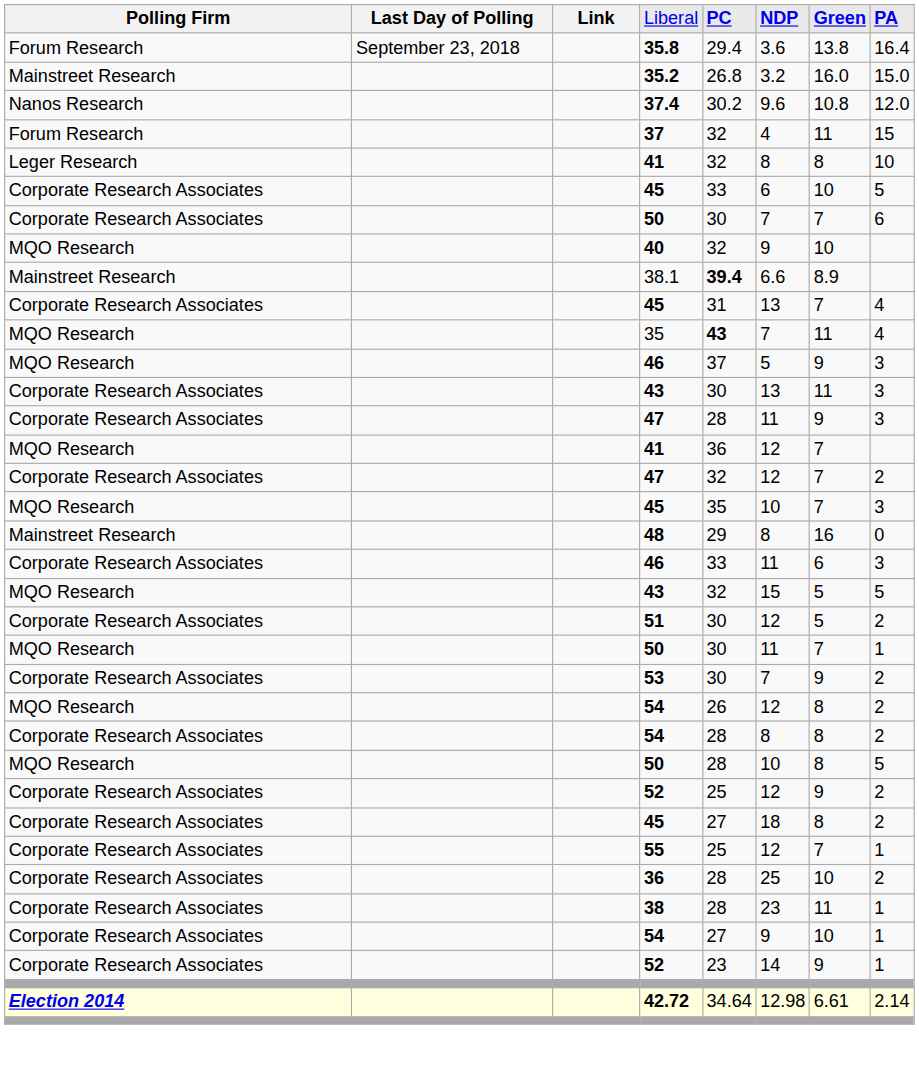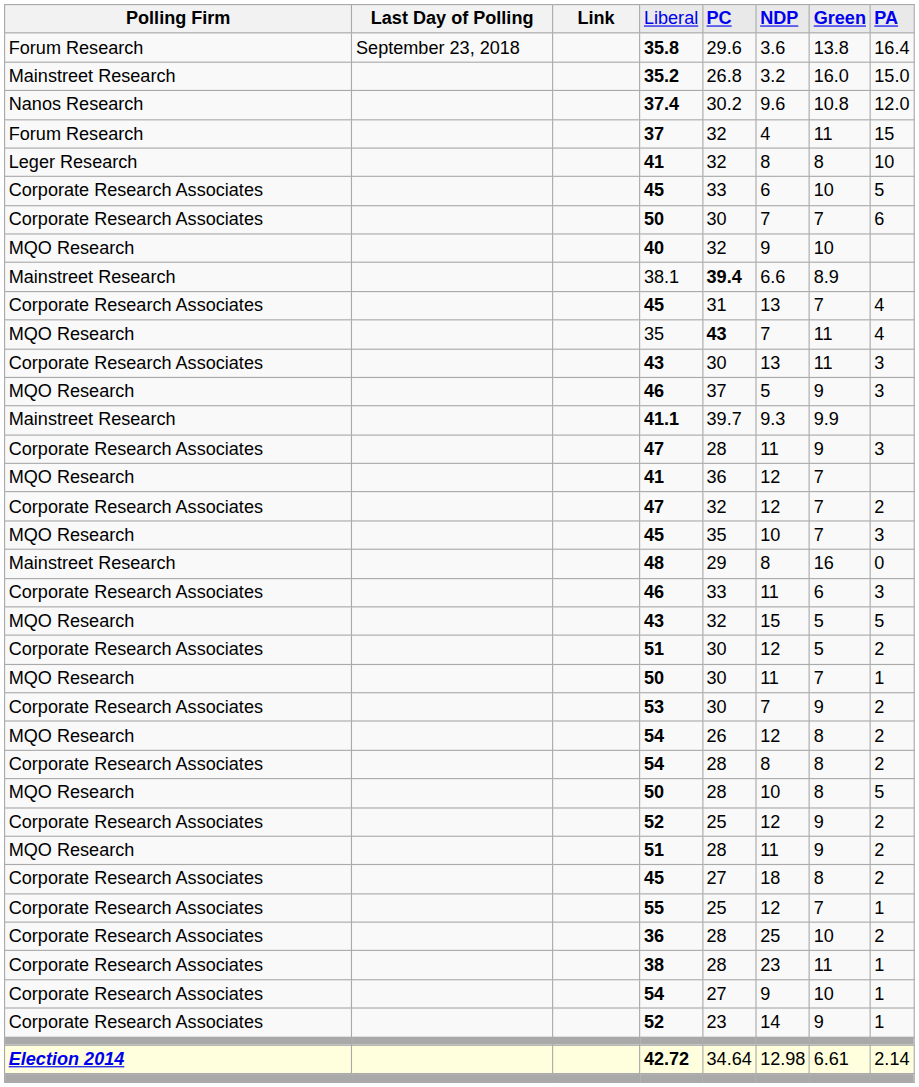(724, 47) 29.4 -> (724, 47) 29.6
rows swapped: (136, 391) <-> (72, 362)
+ row: (92, 420)
+ row: (72, 850)
